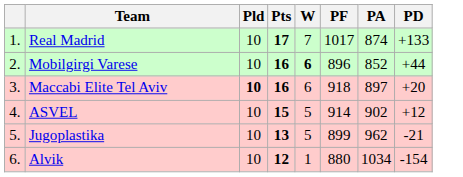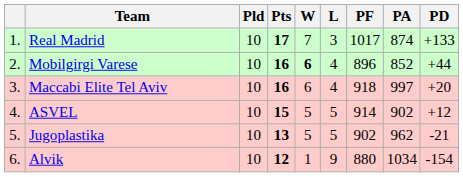+ column: (333, 16)
(254, 87) bold -> (254, 87) normal
(376, 87) 897 -> (402, 87) 997
(339, 135) 899 -> (365, 135) 902
